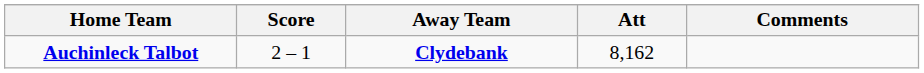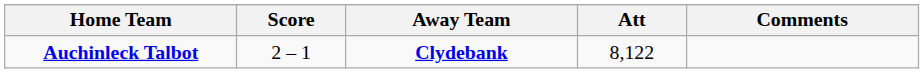(632, 51) 8,162 -> (632, 51) 8,122
